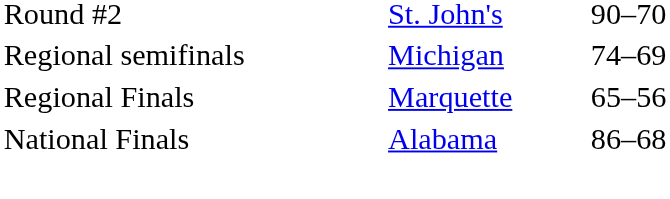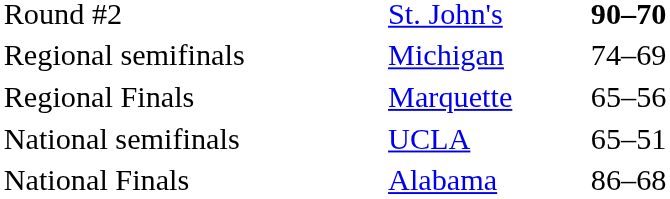(629, 14) normal -> (629, 14) bold
+ row: (122, 138)
